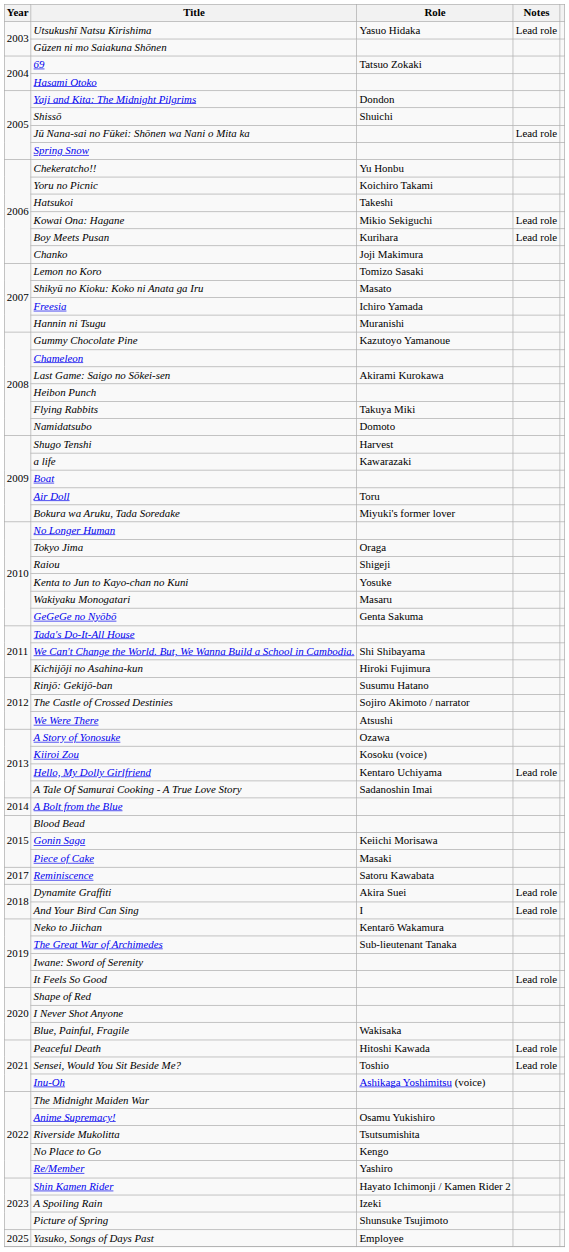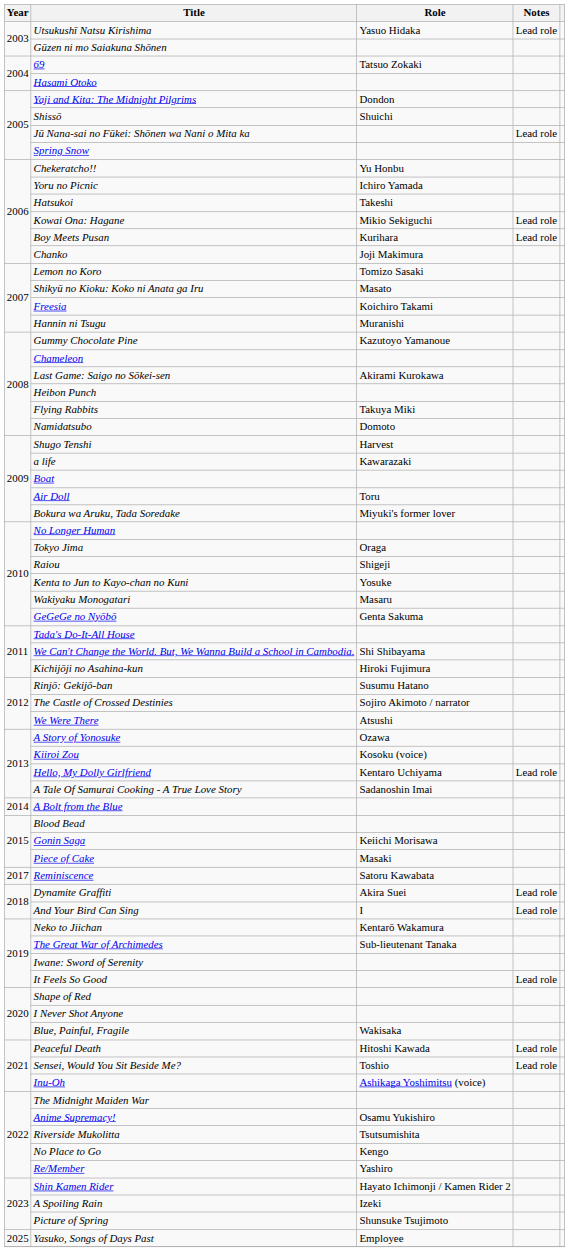(396, 185) Koichiro Takami -> (391, 185) Ichiro Yamada
(391, 306) Ichiro Yamada -> (396, 306) Koichiro Takami
